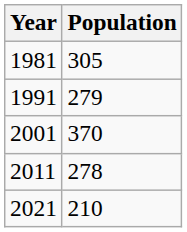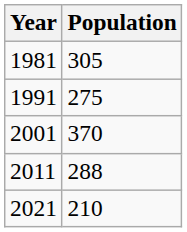(85, 97) 279 -> (85, 97) 275
(85, 171) 278 -> (85, 171) 288
